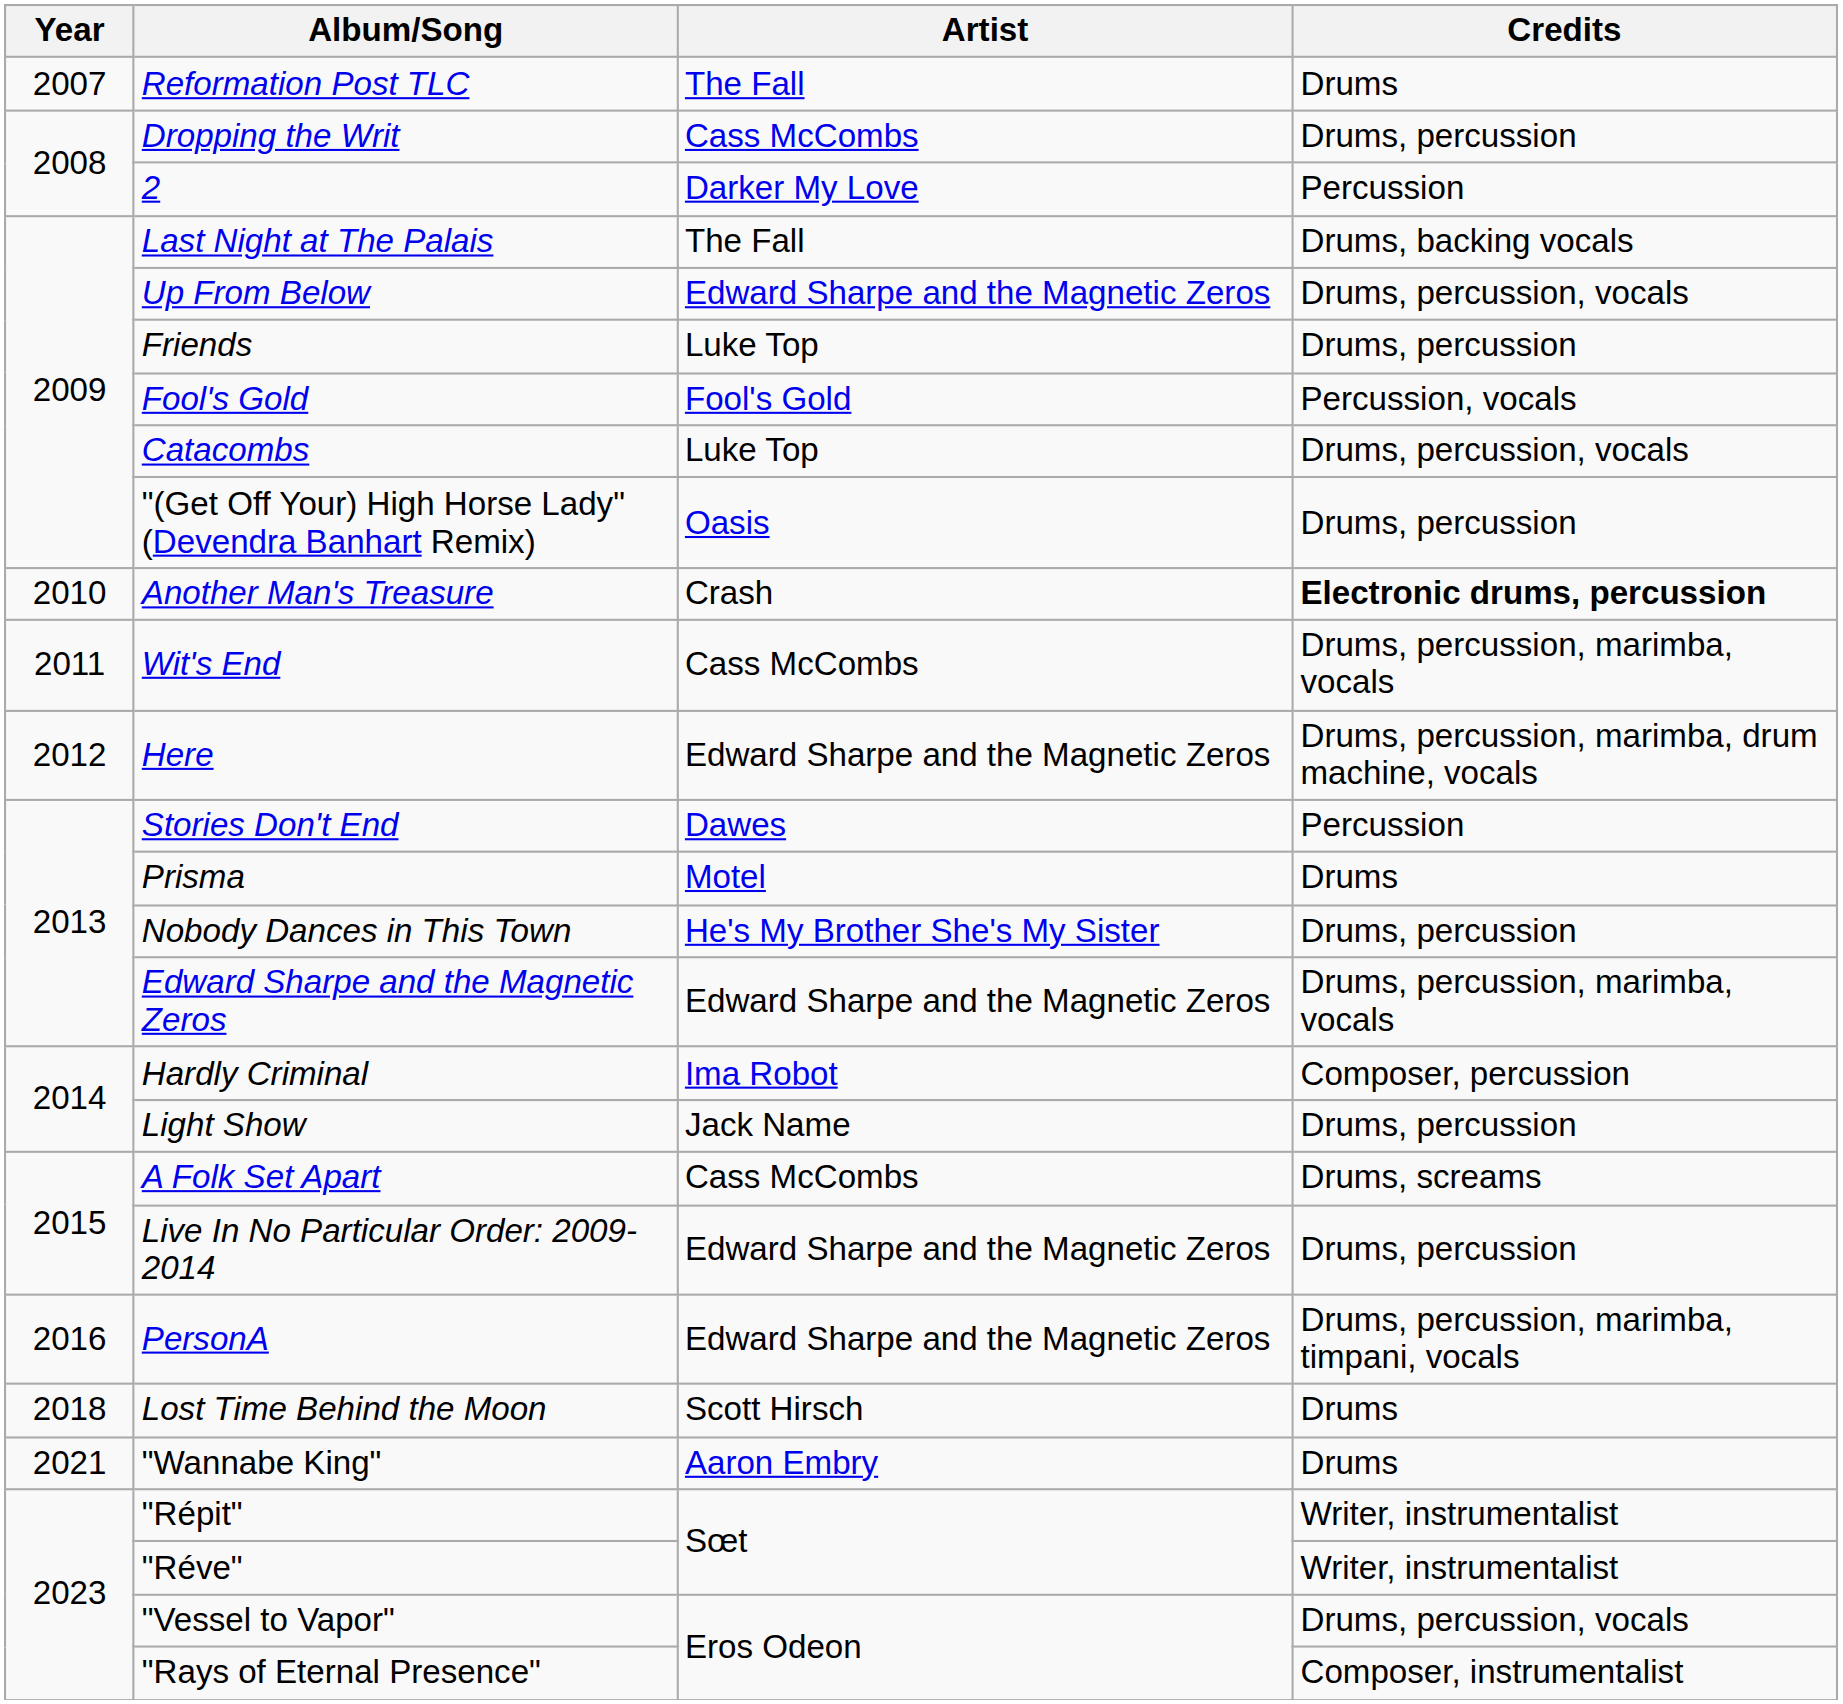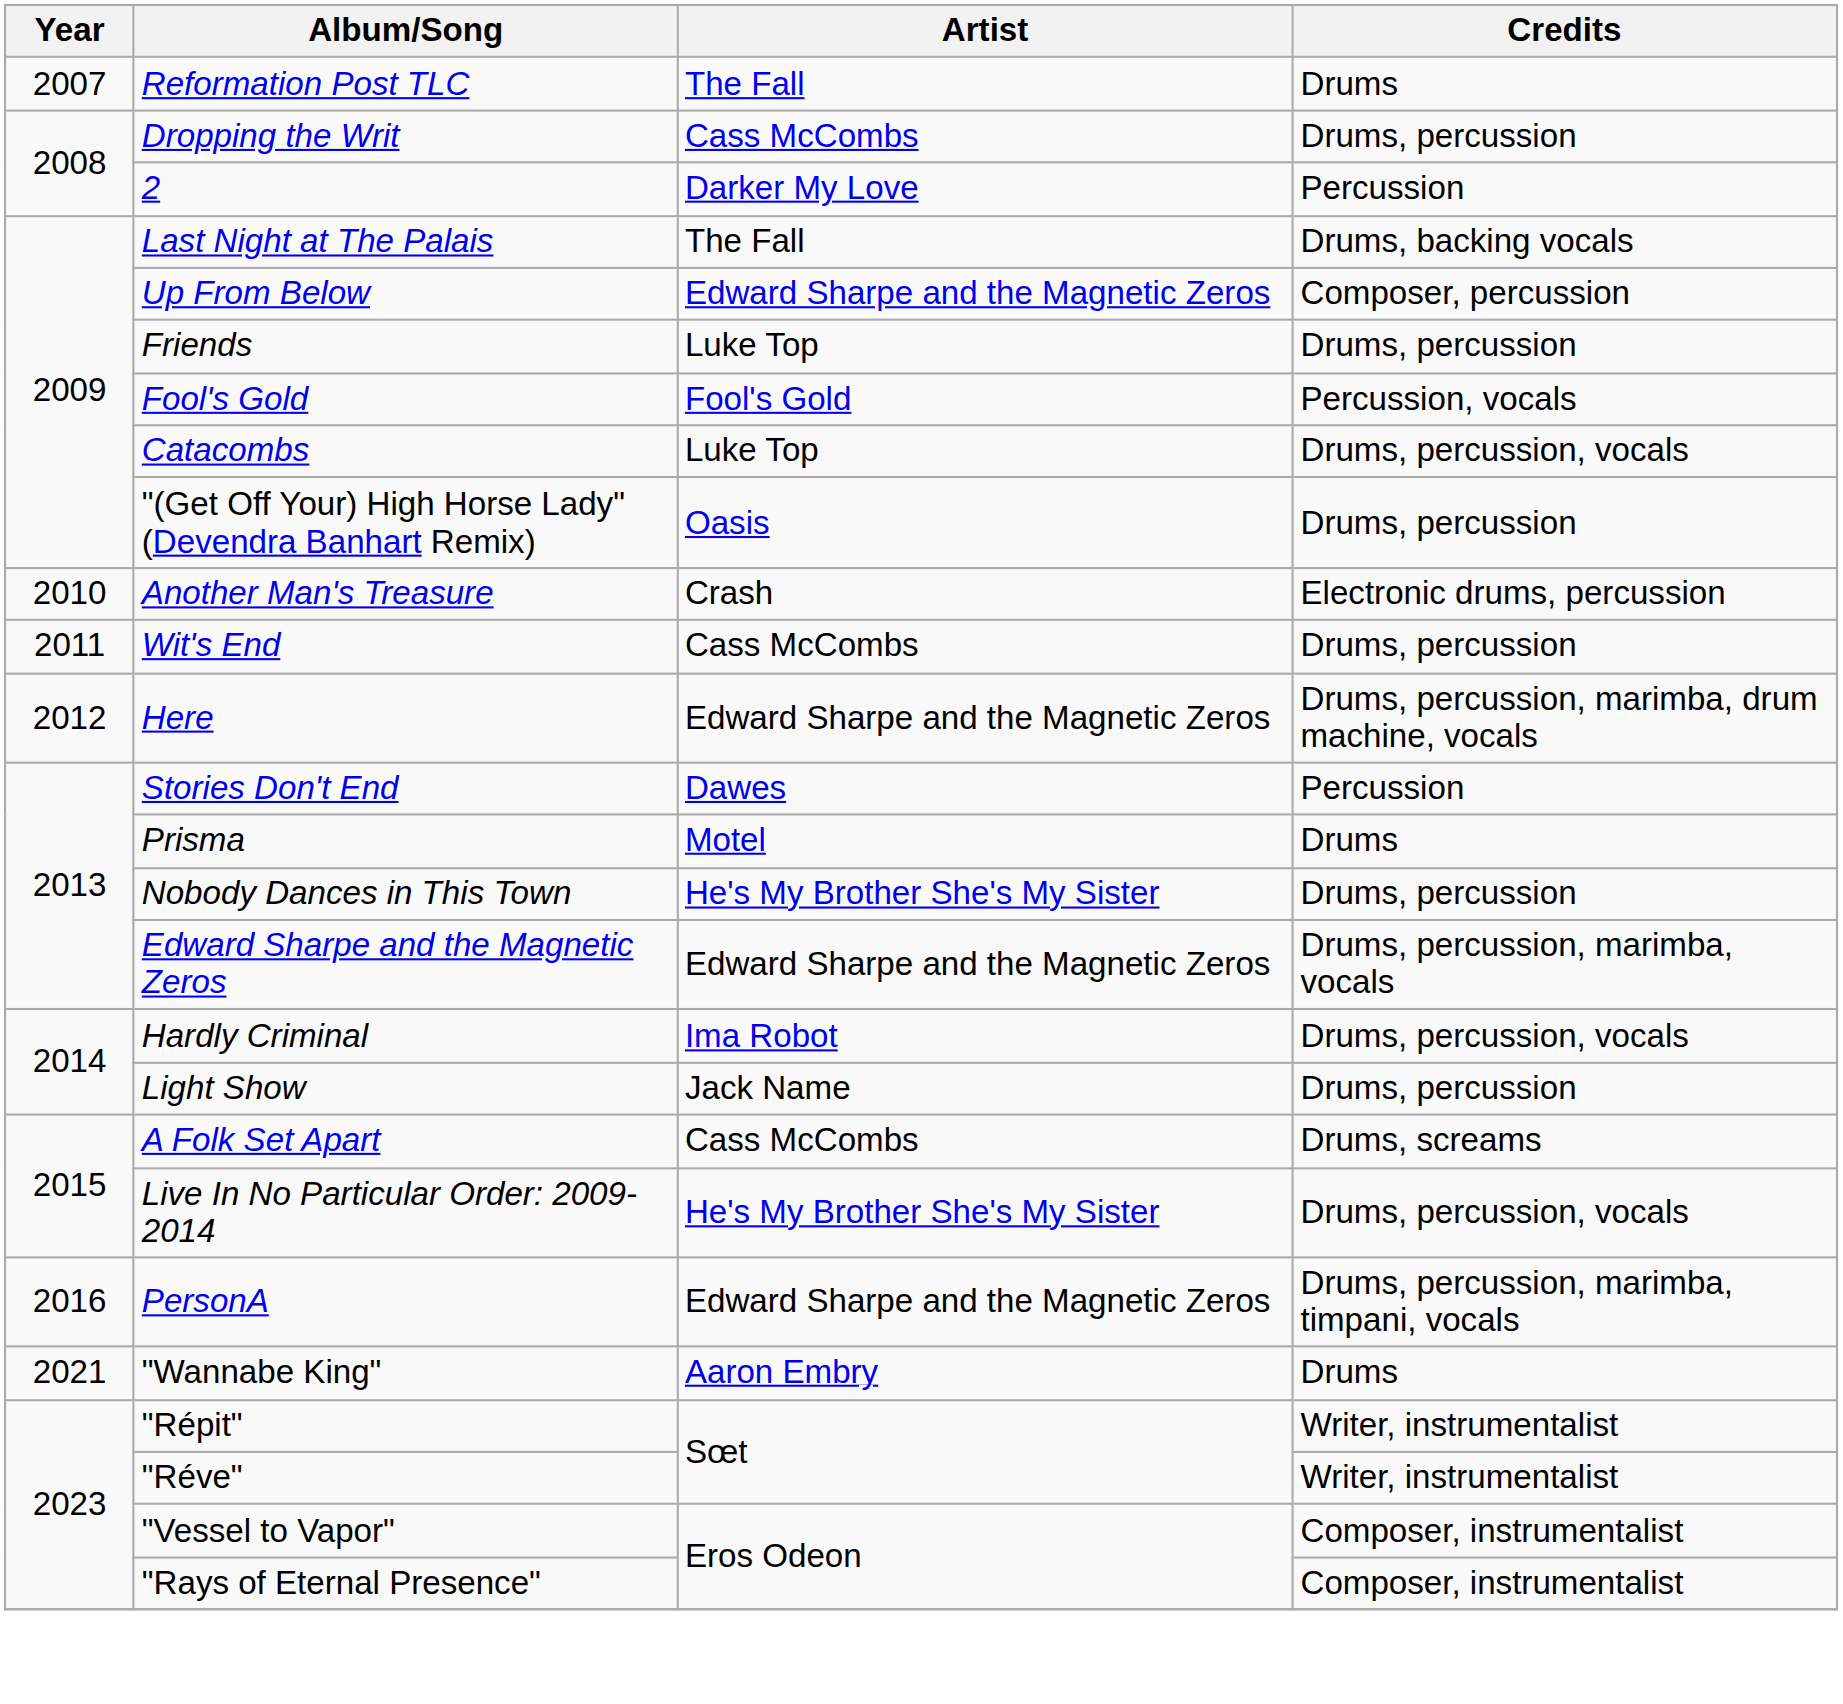(1495, 293) Drums, percussion, vocals -> (1465, 293) Composer, percussion
(1533, 593) bold -> (1513, 593) normal
(1517, 664) Drums, percussion, marimba, vocals -> (1439, 645) Drums, percussion
(1465, 1072) Composer, percussion -> (1495, 1035) Drums, percussion, vocals
(978, 1248) Edward Sharpe and the Magnetic Zeros -> (922, 1211) He's My Brother She's My Sister
(1439, 1248) Drums, percussion -> (1495, 1211) Drums, percussion, vocals
- row: (344, 1409)
(1495, 1620) Drums, percussion, vocals -> (1492, 1530) Composer, instrumentalist
